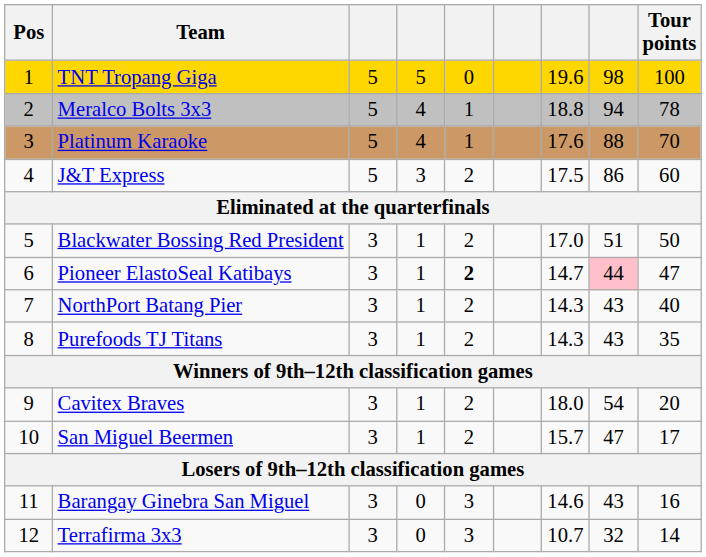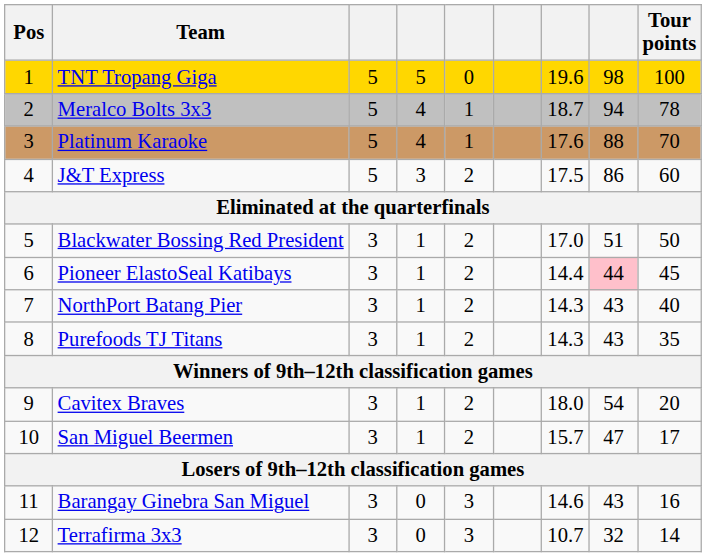(565, 109) 18.8 -> (565, 109) 18.7
(469, 273) bold -> (469, 273) normal
(565, 273) 14.7 -> (565, 273) 14.4
(669, 273) 47 -> (669, 273) 45
